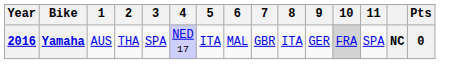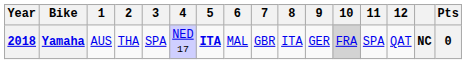+ column: (401, 14)
(22, 41) 2016 -> (22, 41) 2018
(210, 41) normal -> (210, 41) bold
